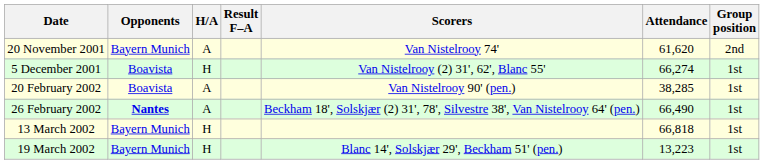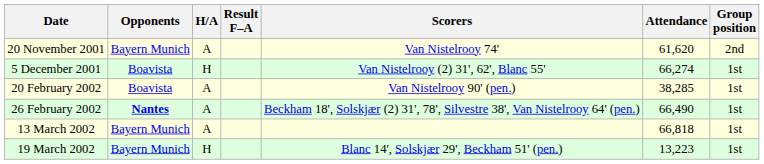(207, 128) H -> (207, 128) A
